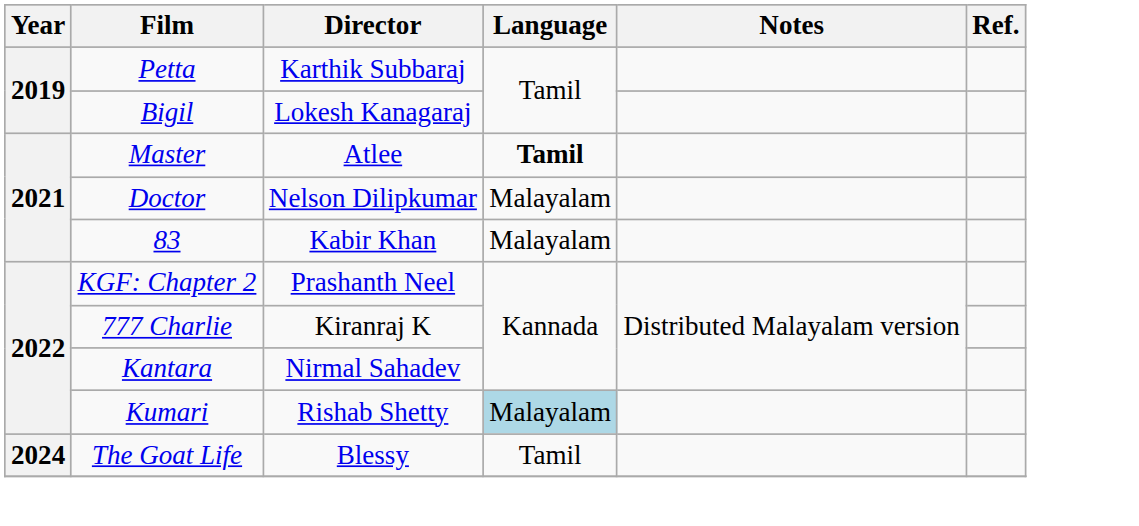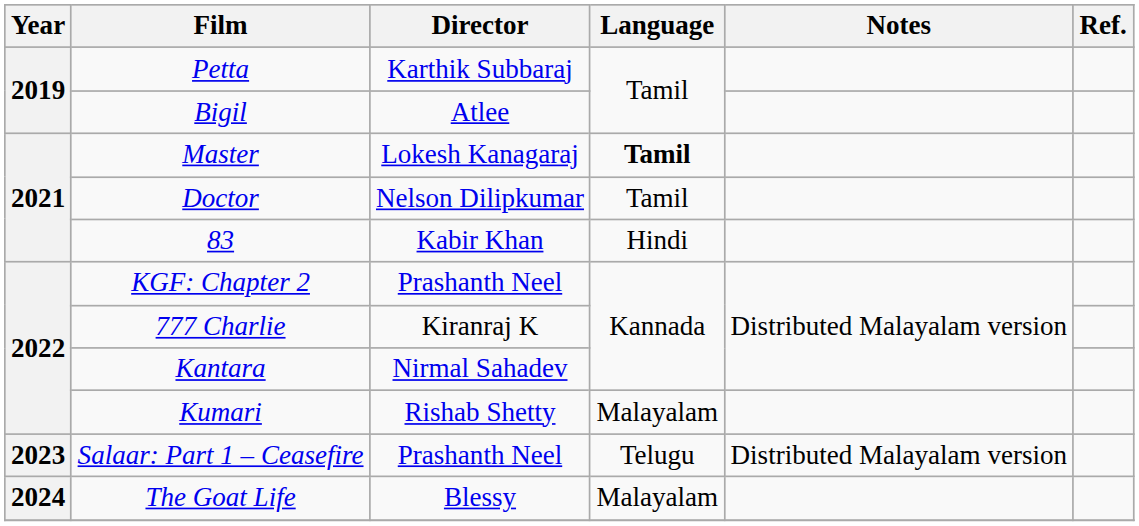(373, 111) Lokesh Kanagaraj -> (480, 111) Atlee
(373, 154) Atlee -> (480, 154) Lokesh Kanagaraj
(550, 197) Malayalam -> (657, 197) Tamil
(550, 240) Malayalam -> (657, 240) Hindi
(550, 411) lightblue background -> (657, 411) no background
+ row: (221, 454)
(550, 454) Tamil -> (657, 497) Malayalam
